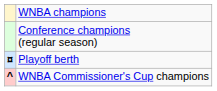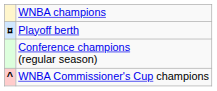rows swapped: (74, 36) <-> (49, 59)
